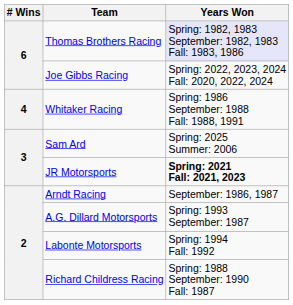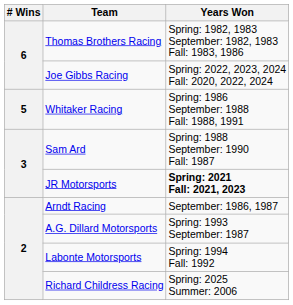(223, 41) lavender background -> (223, 41) no background
(24, 110) 4 -> (24, 110) 5
(203, 144) Spring: 2025 Summer: 2006 -> (209, 150) Spring: 1988 September: 1990 Fall: 1987
(209, 280) Spring: 1988 September: 1990 Fall: 1987 -> (203, 285) Spring: 2025 Summer: 2006
